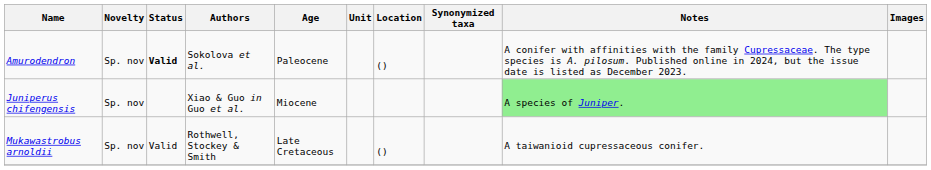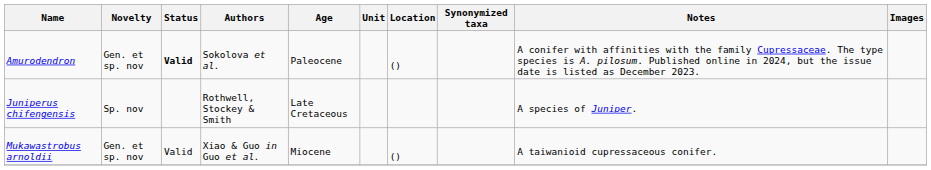(124, 60) Sp. nov -> (123, 60) Gen. et sp. nov
(225, 103) Xiao & Guo in Guo et al. -> (228, 109) Rothwell, Stockey & Smith
(297, 103) Miocene -> (319, 109) Late Cretaceous
(564, 103) lightgreen background -> (577, 109) no background
(124, 146) Sp. nov -> (123, 152) Gen. et sp. nov
(213, 146) Rothwell, Stockey & Smith -> (240, 152) Xiao & Guo in Guo et al.
(305, 146) Late Cretaceous -> (311, 152) Miocene
